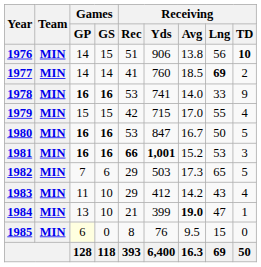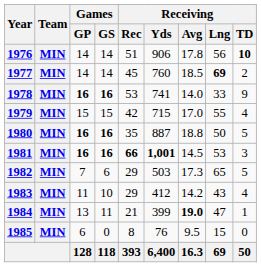(107, 53) 15 -> (107, 53) 14
(192, 53) 13.8 -> (192, 53) 17.8
(131, 73) 41 -> (131, 73) 45
(131, 133) 53 -> (131, 133) 35
(161, 133) 847 -> (161, 133) 887
(192, 133) 16.7 -> (192, 133) 18.8
(192, 152) 15.2 -> (192, 152) 14.5
(107, 212) 10 -> (107, 212) 11
(82, 232) lightyellow background -> (82, 232) no background
